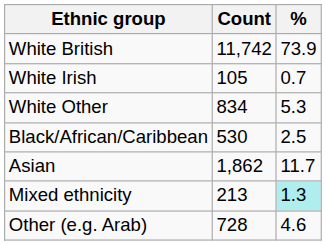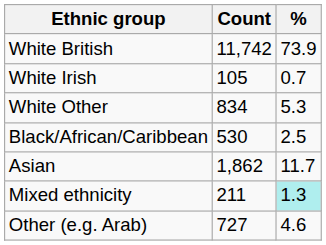(232, 195) 213 -> (231, 195) 211
(232, 225) 728 -> (232, 225) 727
